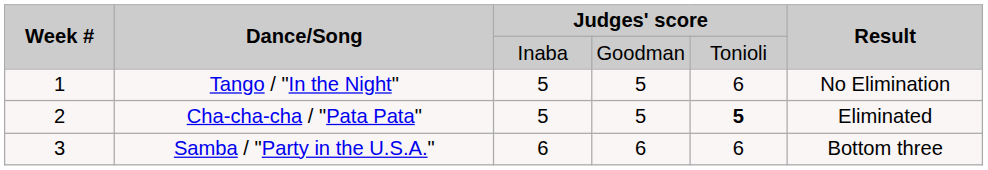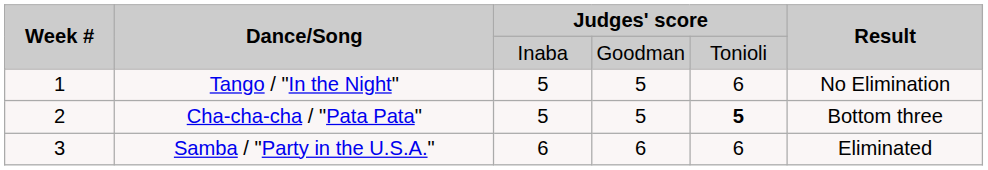(885, 116) Eliminated -> (885, 116) Bottom three
(885, 148) Bottom three -> (885, 148) Eliminated
